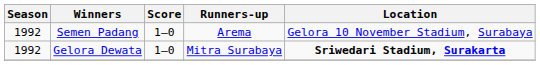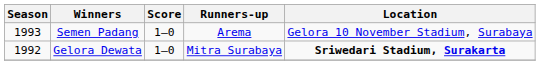(28, 32) 1992 -> (28, 32) 1993
